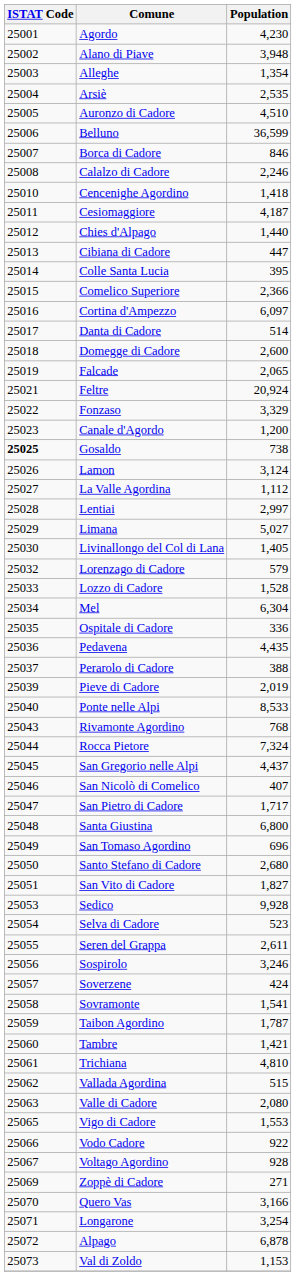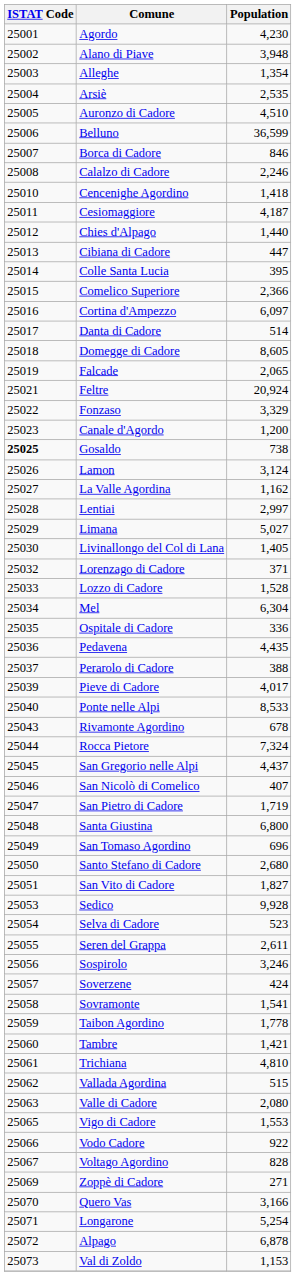(274, 350) 2,600 -> (274, 350) 8,605
(274, 489) 1,112 -> (274, 489) 1,162
(279, 568) 579 -> (279, 568) 371
(274, 687) 2,019 -> (274, 687) 4,017
(279, 726) 768 -> (279, 726) 678
(274, 806) 1,717 -> (274, 806) 1,719
(274, 1023) 1,787 -> (274, 1023) 1,778
(279, 1162) 928 -> (279, 1162) 828
(274, 1221) 3,254 -> (274, 1221) 5,254
